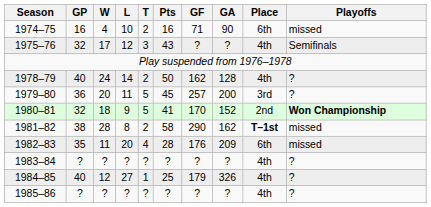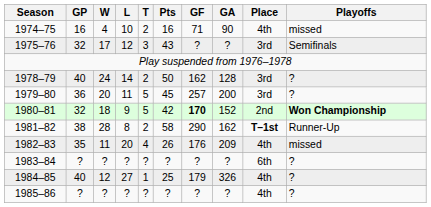(264, 29) 6th -> (264, 29) 4th
(264, 45) 4th -> (264, 45) 3rd
(264, 78) 4th -> (264, 78) 3rd
(168, 111) 41 -> (168, 111) 42
(197, 111) normal -> (197, 111) bold
(305, 128) missed -> (314, 128) Runner-Up
(168, 144) 28 -> (168, 144) 26
(264, 144) 6th -> (264, 144) 4th
(264, 161) 4th -> (264, 161) 6th
